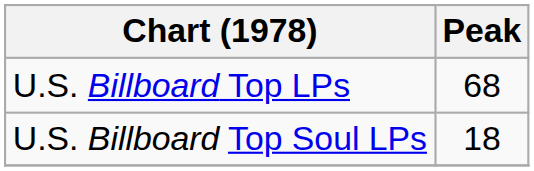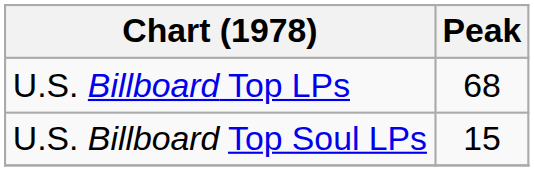(482, 138) 18 -> (482, 138) 15
